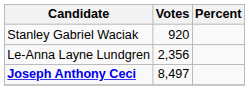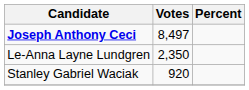rows swapped: (72, 74) <-> (73, 34)
(173, 54) 2,356 -> (173, 54) 2,350
